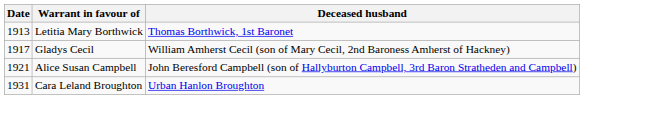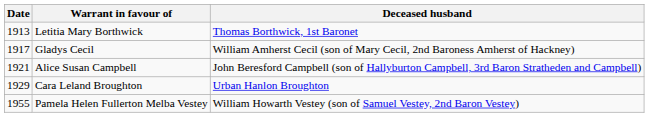(18, 85) 1931 -> (18, 85) 1929
+ row: (121, 103)
